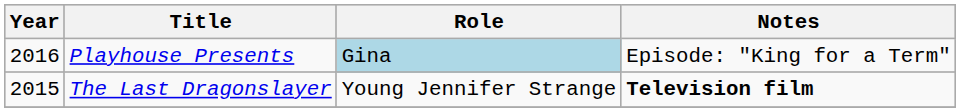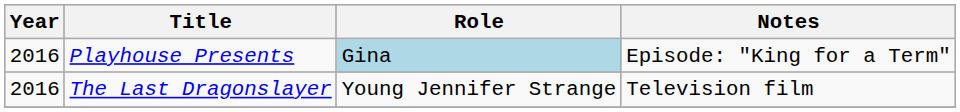(35, 90) 2015 -> (35, 90) 2016
(720, 90) bold -> (720, 90) normal
